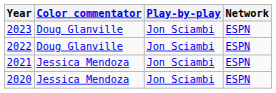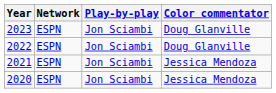columns swapped: (247, 13) <-> (89, 13)
